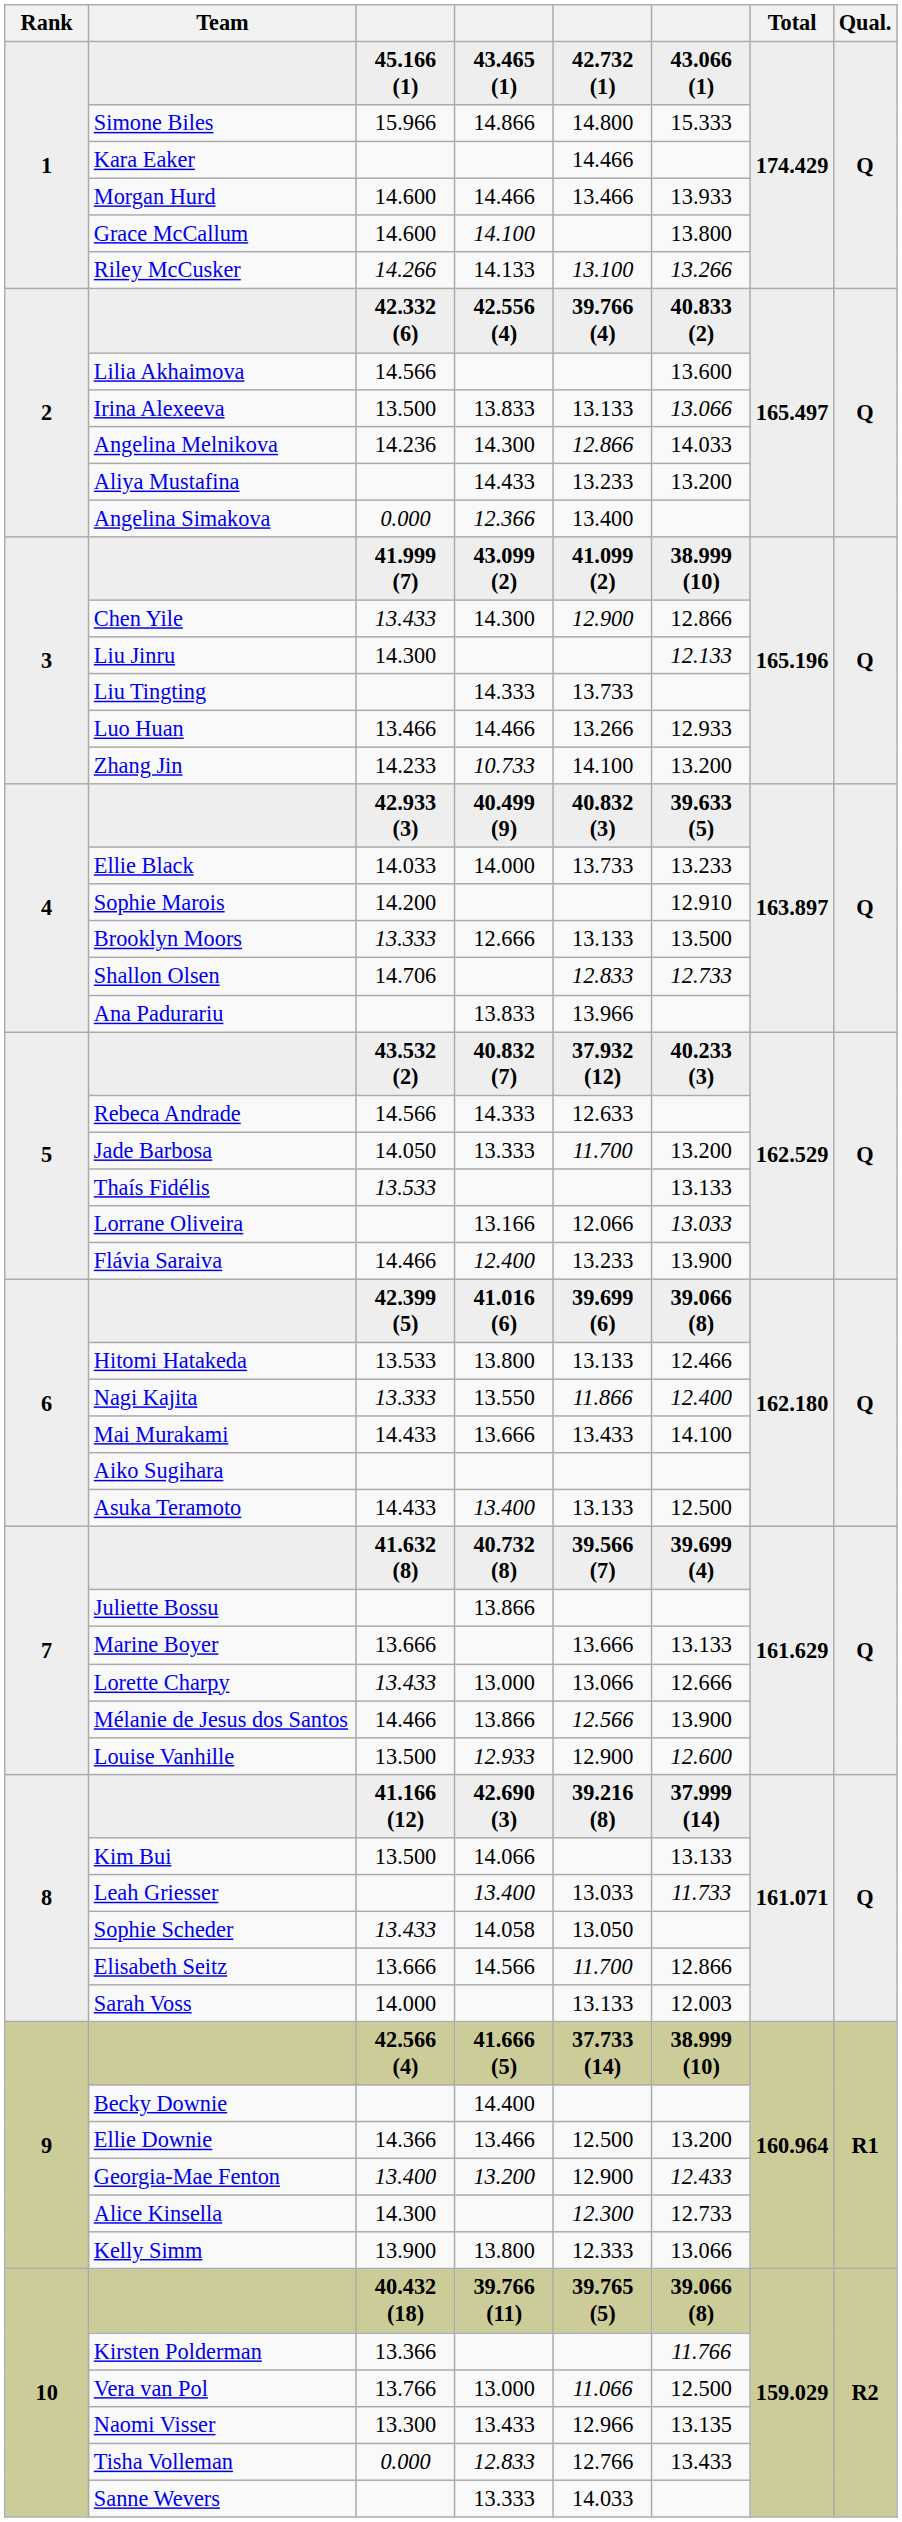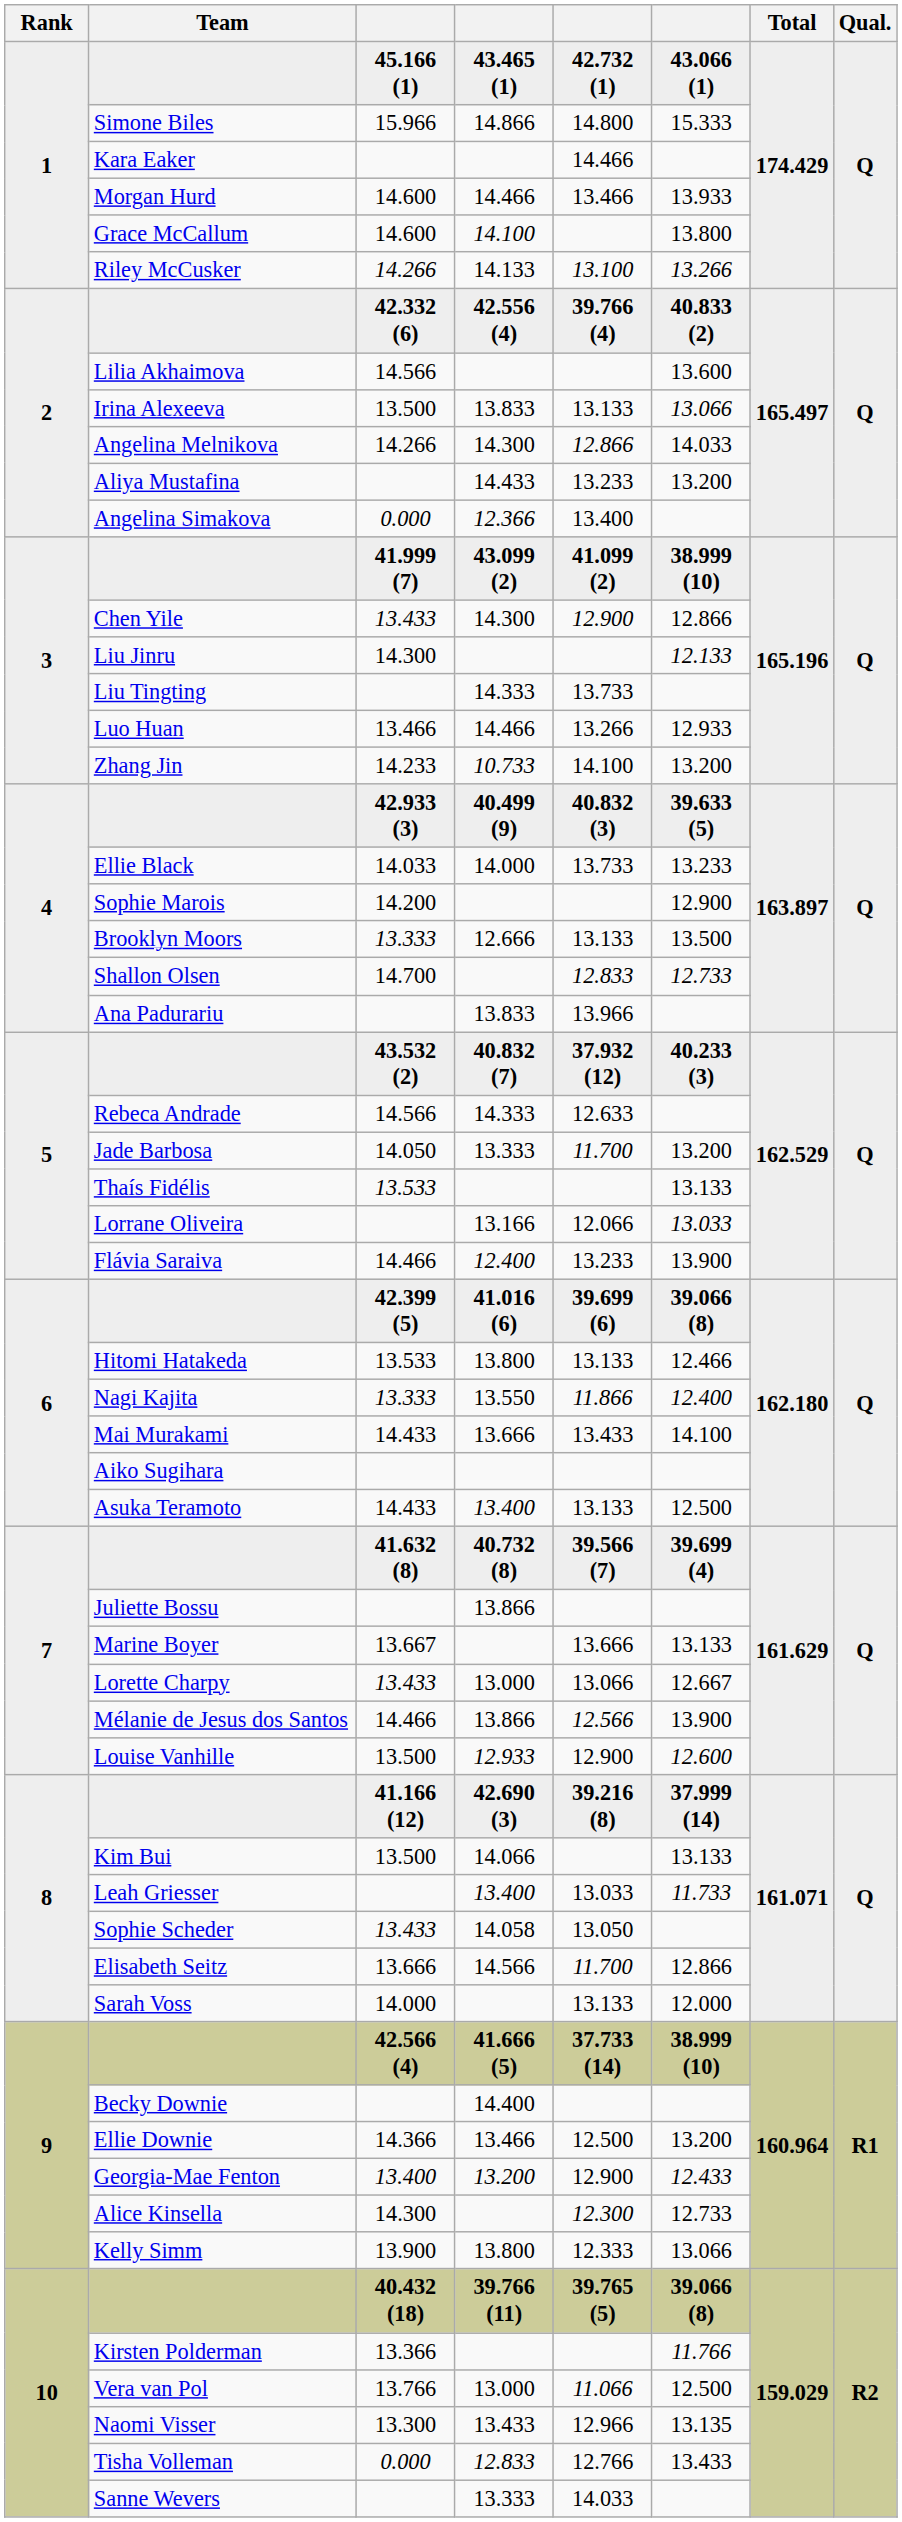(406, 444) 14.236 -> (406, 444) 14.266
(701, 902) 12.910 -> (701, 902) 12.900
(406, 976) 14.706 -> (406, 976) 14.700
(406, 1645) 13.666 -> (406, 1645) 13.667
(701, 1682) 12.666 -> (701, 1682) 12.667
(701, 2003) 12.003 -> (701, 2003) 12.000
